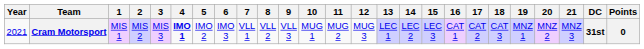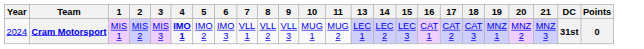- column: (364, 11)
(17, 31) 2021 -> (17, 31) 2024
